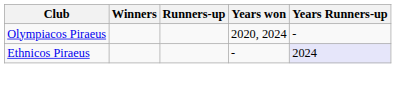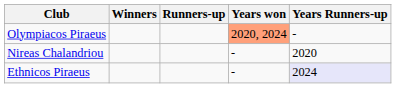(259, 33) no background -> (259, 33) lightsalmon background
+ row: (55, 53)
